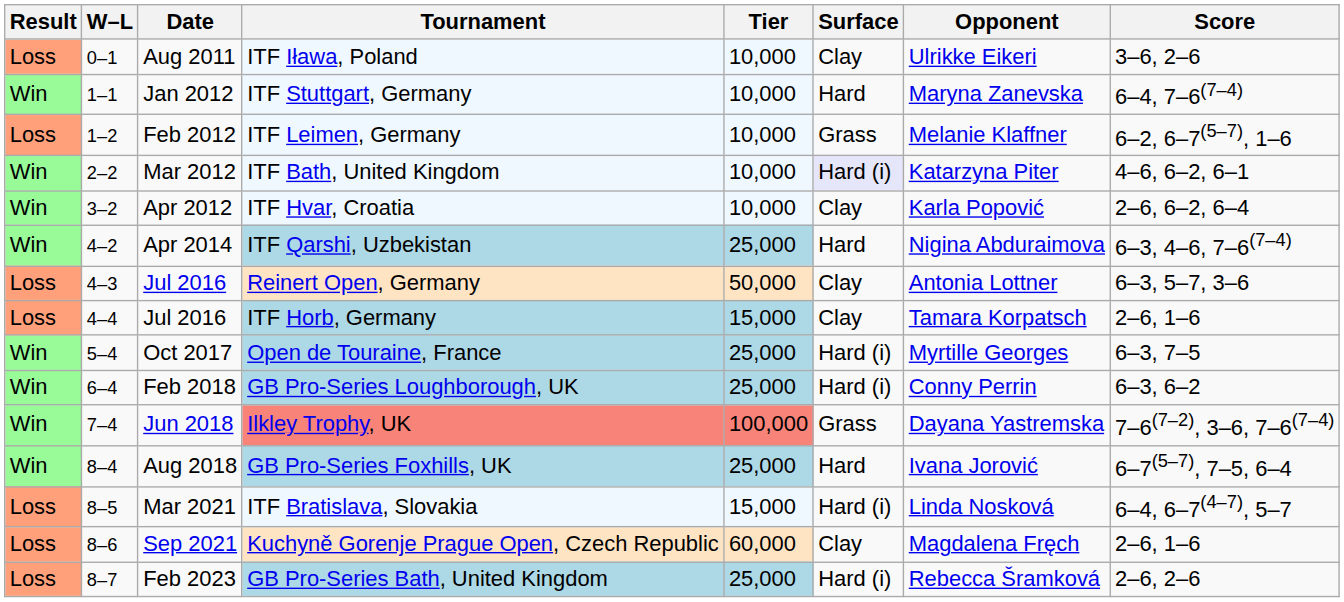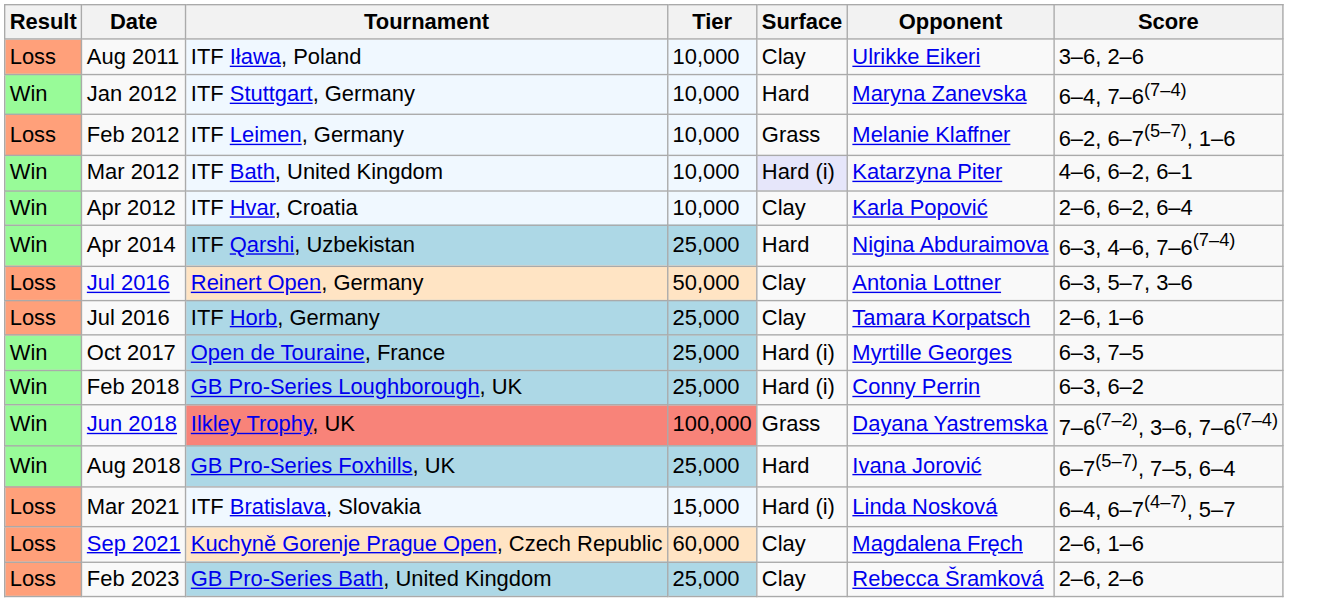- column: (110, 21)
(762, 317) 15,000 -> (706, 317) 25,000
(855, 578) Hard (i) -> (784, 578) Clay
